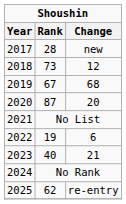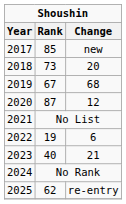(50, 48) 28 -> (50, 48) 85
(93, 66) 12 -> (93, 66) 20
(93, 101) 20 -> (93, 101) 12
